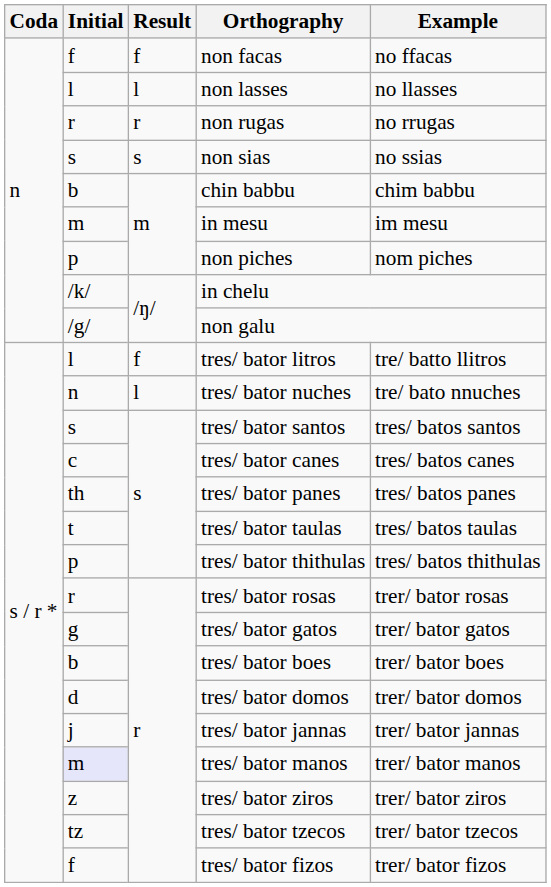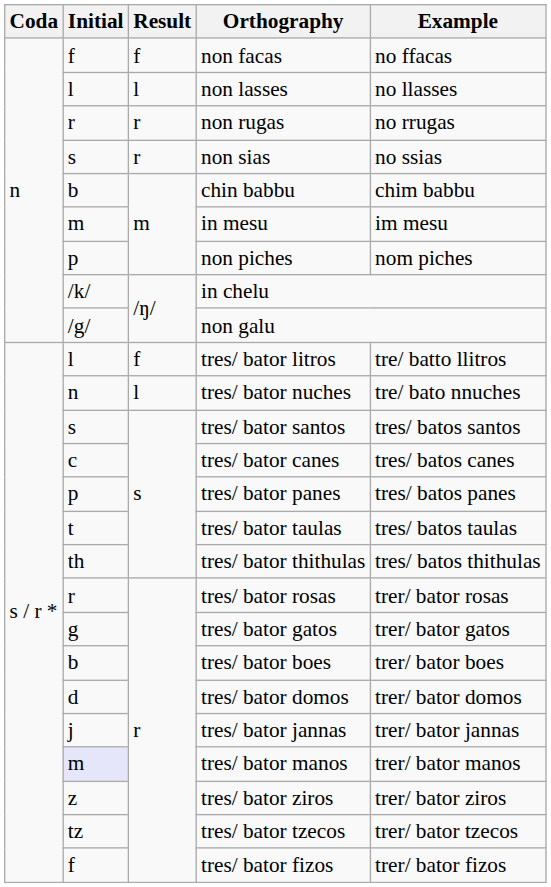(137, 156) s -> (137, 156) r
(76, 493) th -> (73, 493) p
(73, 561) p -> (76, 561) th
